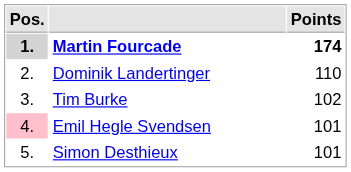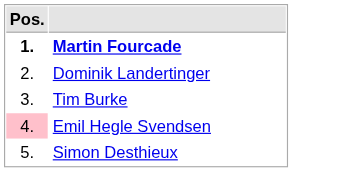- column: (316, 19)
(27, 47) lightgrey background -> (27, 47) no background
